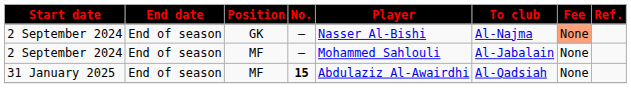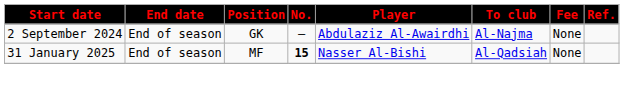(372, 34) Nasser Al-Bishi -> (394, 34) Abdulaziz Al-Awairdhi
(574, 34) lightsalmon background -> (567, 34) no background
- row: (65, 53)
(394, 73) Abdulaziz Al-Awairdhi -> (372, 53) Nasser Al-Bishi
